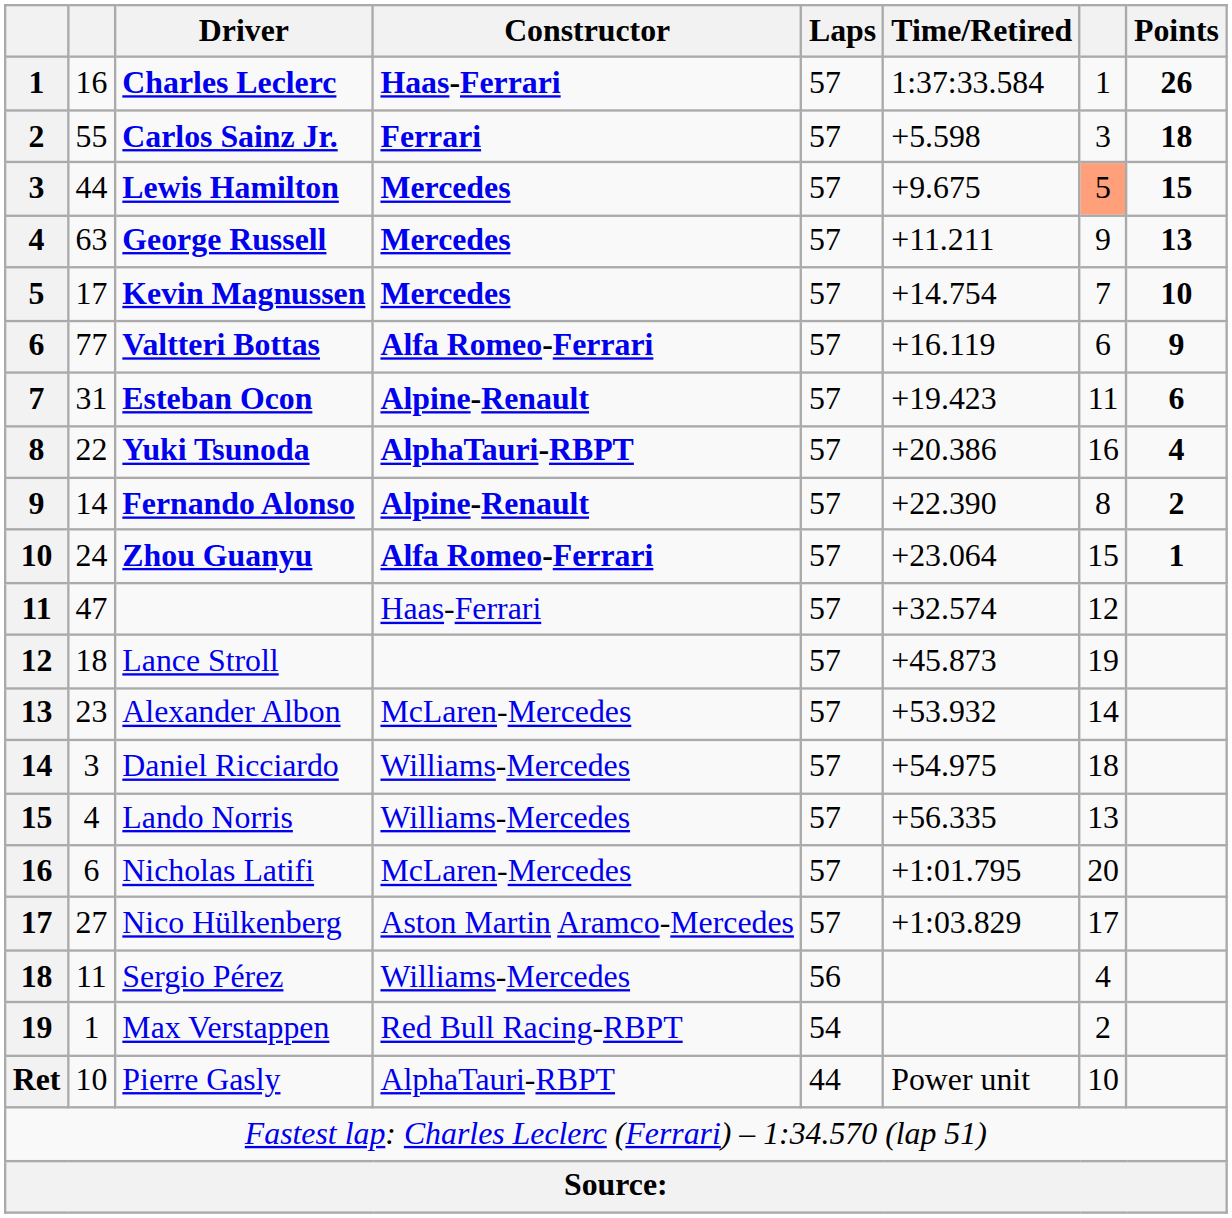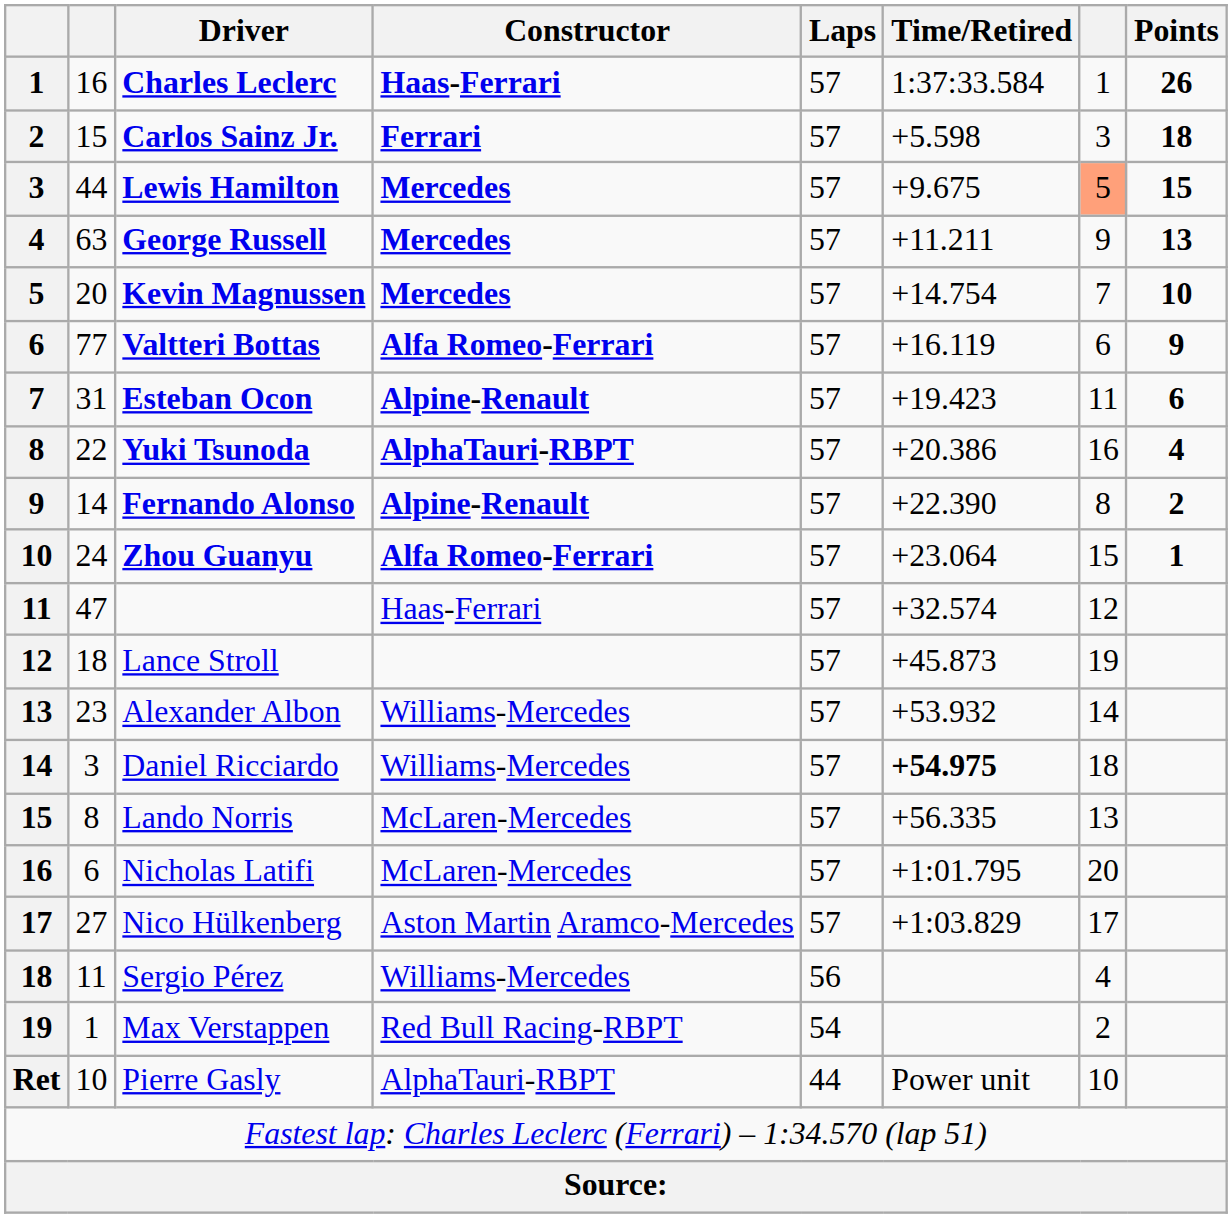(91, 135) 55 -> (91, 135) 15
(91, 292) 17 -> (91, 292) 20
(506, 712) McLaren-Mercedes -> (505, 712) Williams-Mercedes
(944, 765) normal -> (944, 765) bold
(91, 817) 4 -> (91, 817) 8
(505, 817) Williams-Mercedes -> (506, 817) McLaren-Mercedes
